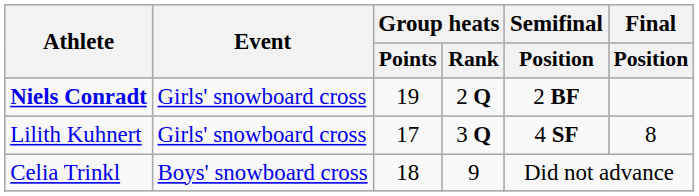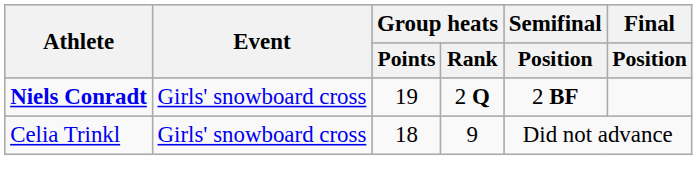- row: (76, 135)
(263, 172) Boys' snowboard cross -> (262, 135) Girls' snowboard cross
